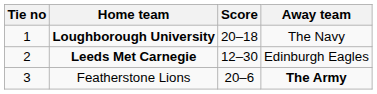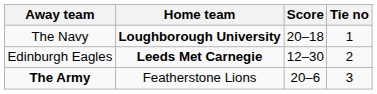columns swapped: (27, 15) <-> (316, 15)
